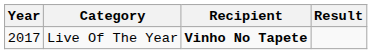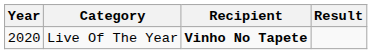(24, 38) 2017 -> (24, 38) 2020
